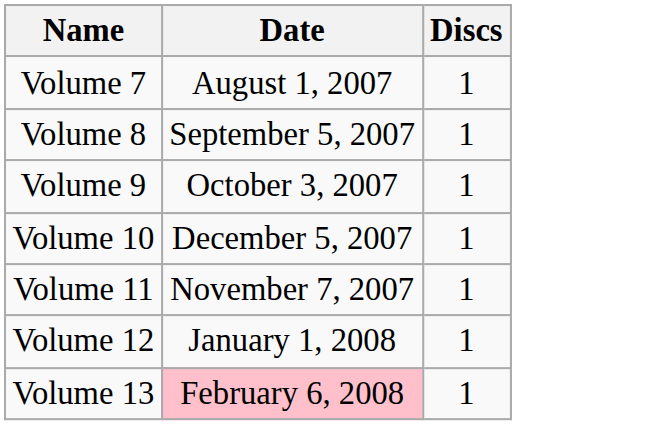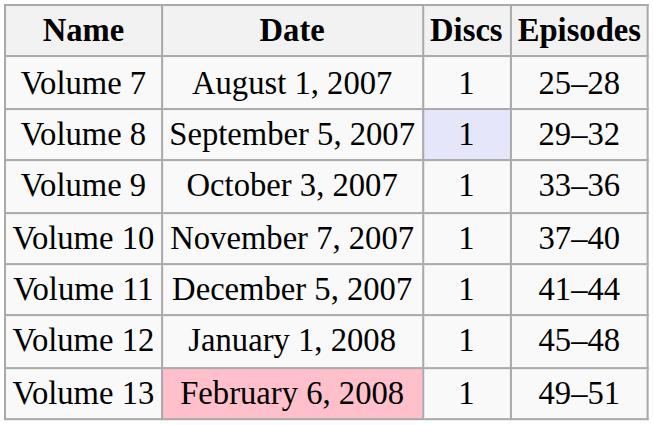+ column: (579, 30)
(466, 133) no background -> (466, 133) lavender background
(292, 237) December 5, 2007 -> (292, 237) November 7, 2007
(292, 289) November 7, 2007 -> (292, 289) December 5, 2007
